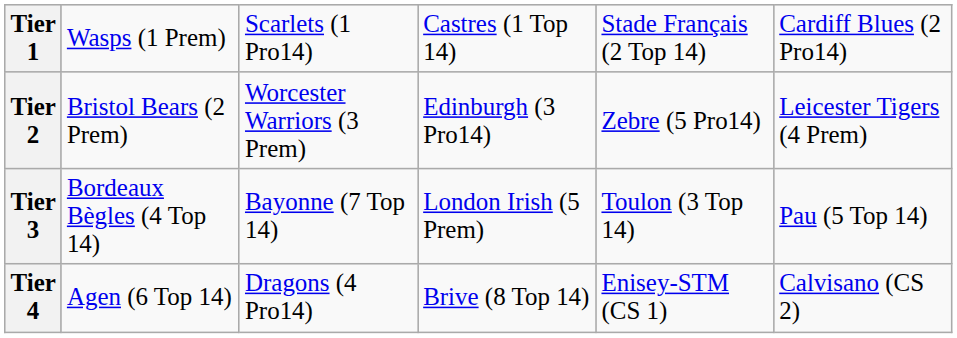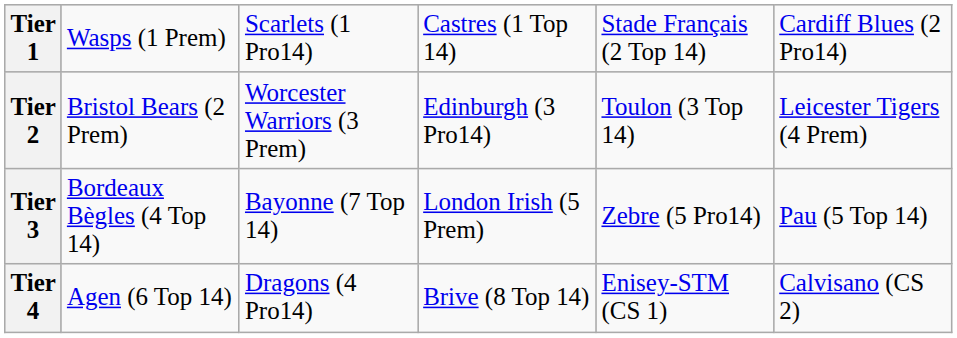(681, 120) Zebre (5 Pro14) -> (672, 120) Toulon (3 Top 14)
(672, 215) Toulon (3 Top 14) -> (681, 215) Zebre (5 Pro14)
